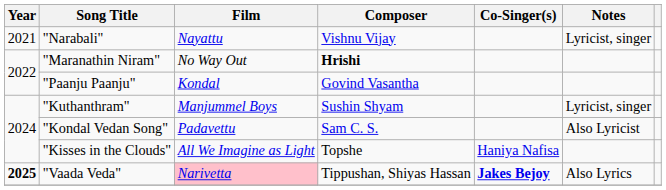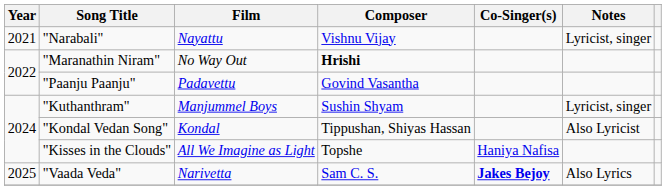(199, 83) Kondal -> (207, 83) Padavettu
(207, 128) Padavettu -> (199, 128) Kondal
(350, 128) Sam C. S. -> (396, 128) Tippushan, Shiyas Hassan
(22, 173) bold -> (22, 173) normal
(205, 173) pink background -> (205, 173) no background
(396, 173) Tippushan, Shiyas Hassan -> (350, 173) Sam C. S.
